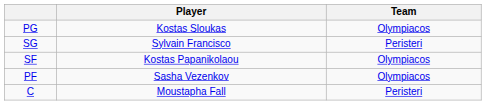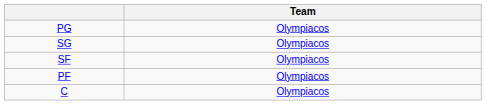- column: (191, 12)
(404, 44) Peristeri -> (303, 44) Olympiacos
(404, 92) Peristeri -> (303, 92) Olympiacos
